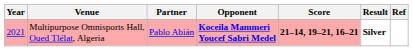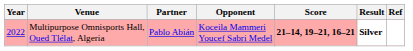(16, 33) 2021 -> (16, 33) 2022
(237, 33) bold -> (235, 33) normal
